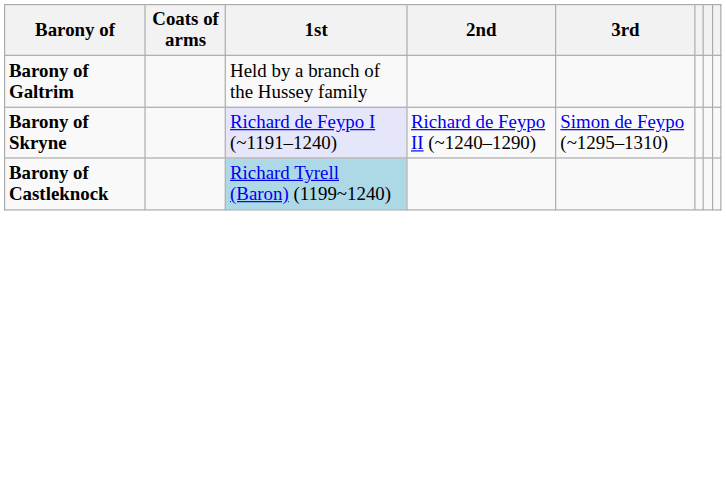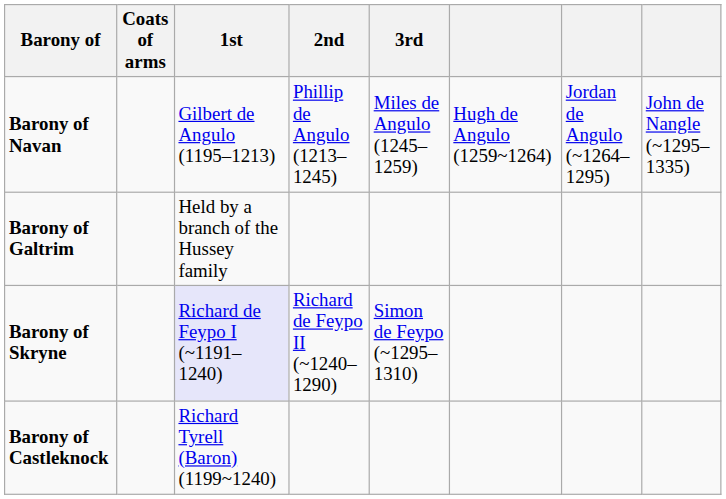+ row: (49, 134)
(311, 183) lightblue background -> (227, 447) no background
